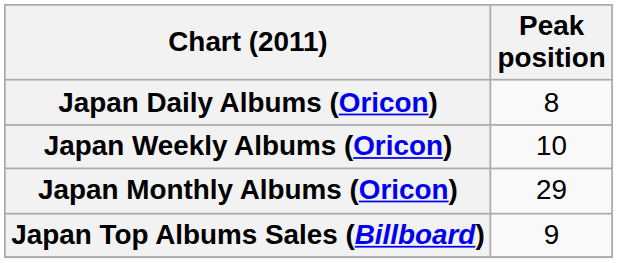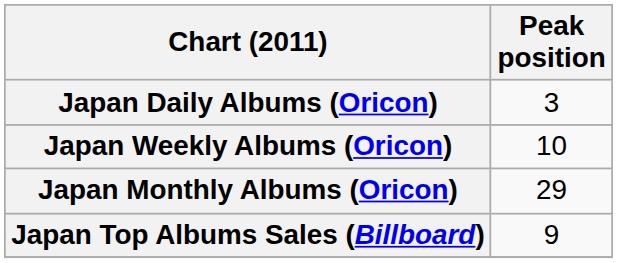(552, 102) 8 -> (552, 102) 3
